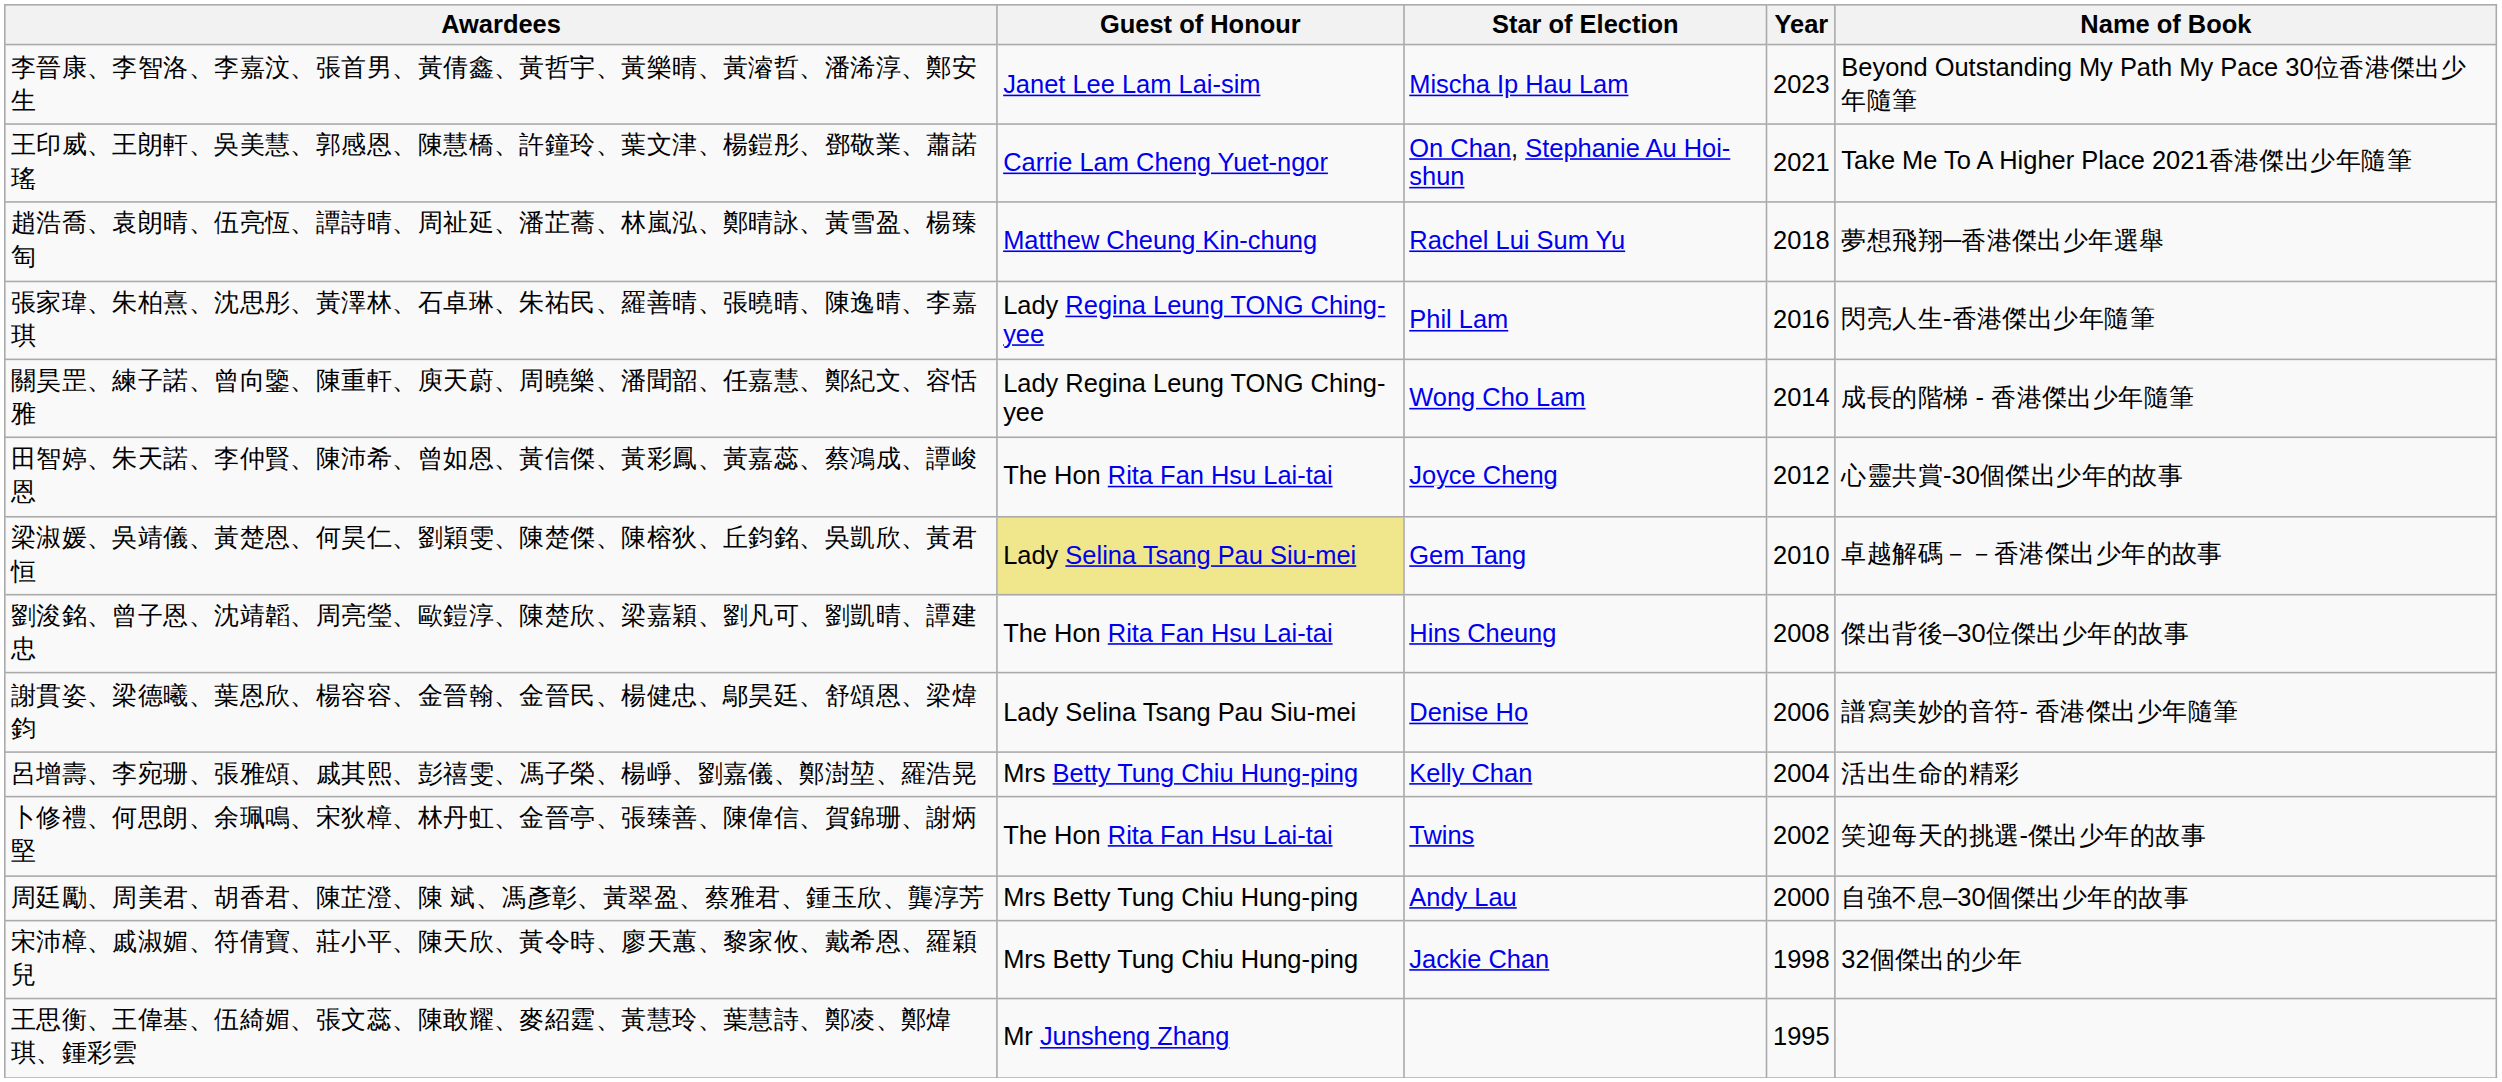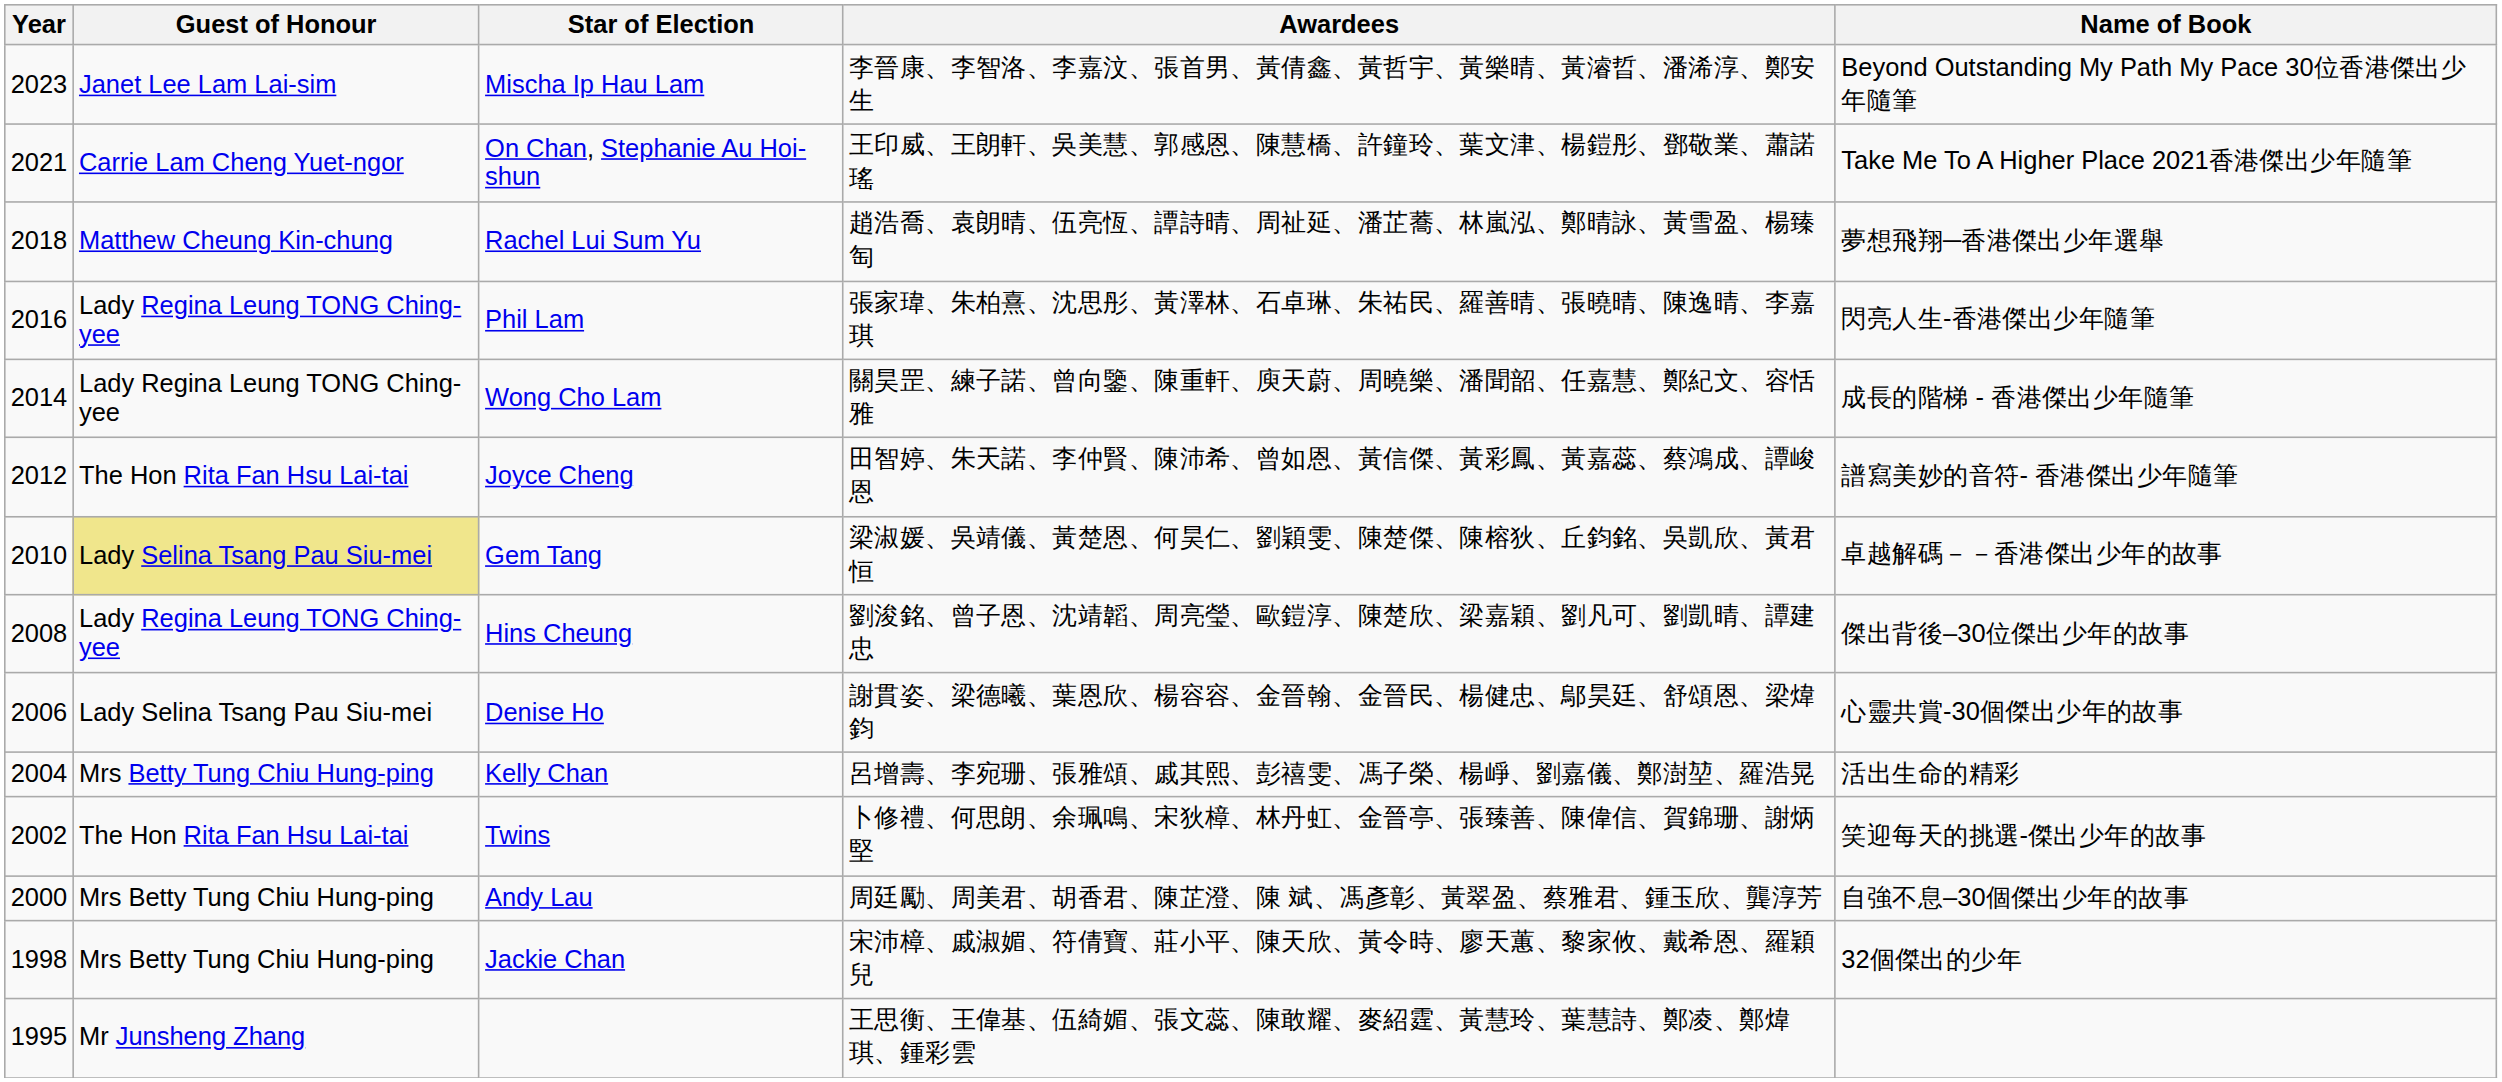columns swapped: (1801, 24) <-> (501, 24)
(2012, 475) 心靈共賞-30個傑出少年的故事 -> (2040, 475) 譜寫美妙的音符- 香港傑出少年隨筆
(1168, 633) The Hon Rita Fan Hsu Lai-tai -> (270, 633) Lady Regina Leung TONG Ching-yee
(2040, 711) 譜寫美妙的音符- 香港傑出少年隨筆 -> (2012, 711) 心靈共賞-30個傑出少年的故事
